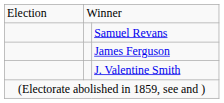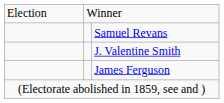rows swapped: (137, 70) <-> (132, 51)
